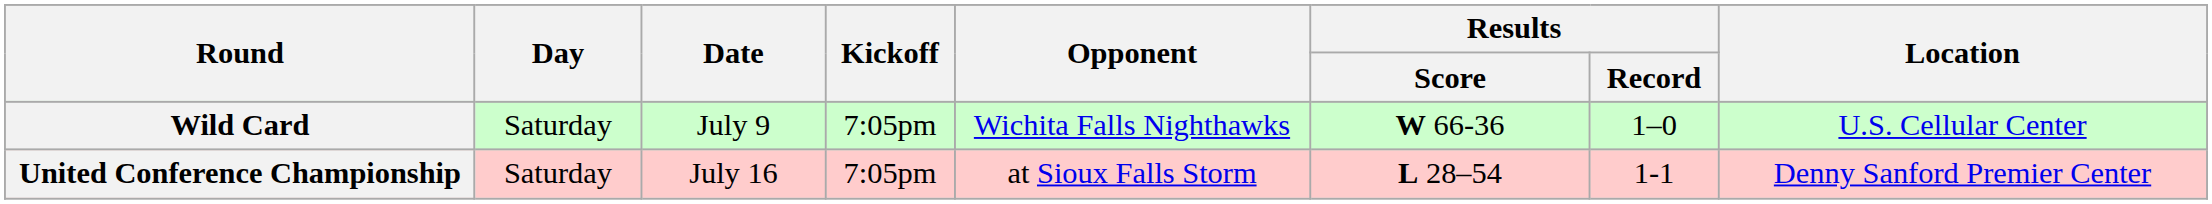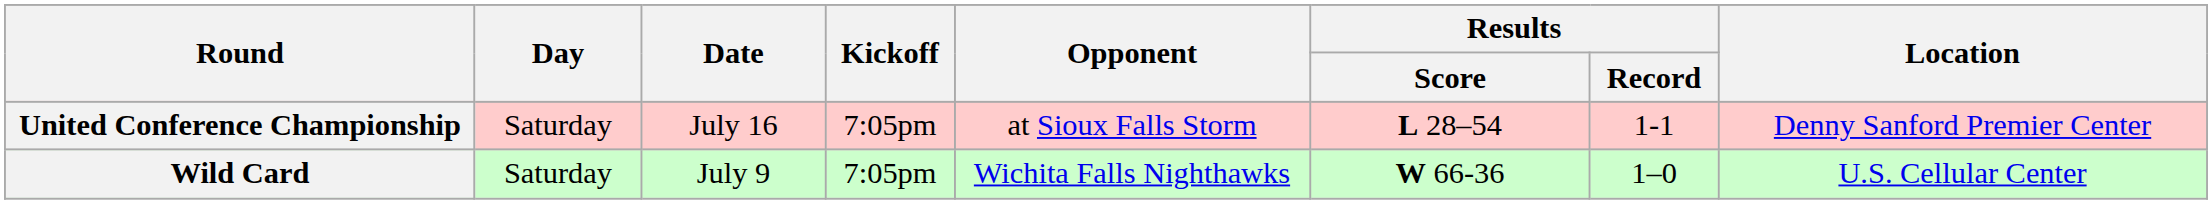rows swapped: (240, 125) <-> (240, 173)
